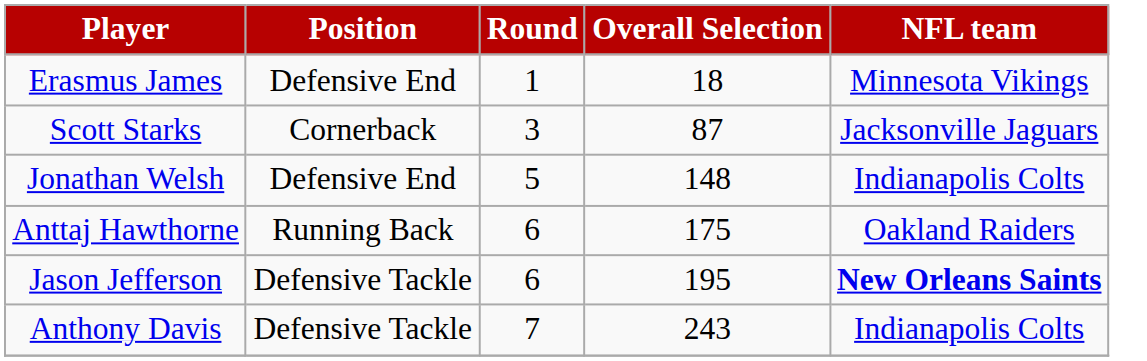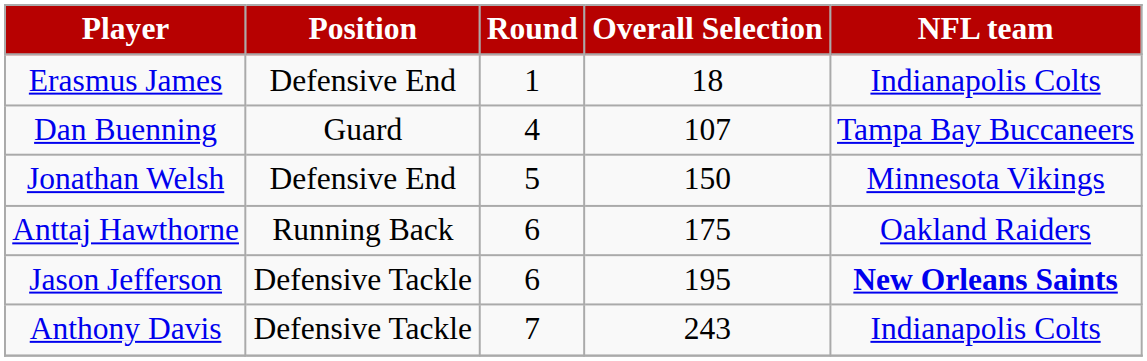(969, 79) Minnesota Vikings -> (986, 79) Indianapolis Colts
- row: (126, 129)
+ row: (126, 129)
(707, 179) 148 -> (707, 179) 150
(969, 179) Indianapolis Colts -> (986, 179) Minnesota Vikings
